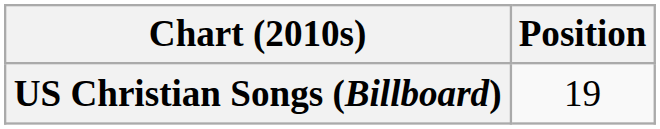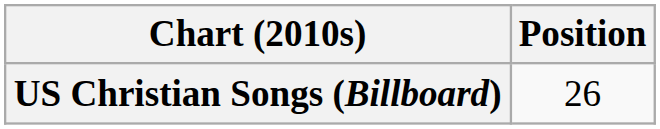(583, 92) 19 -> (583, 92) 26
